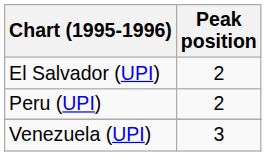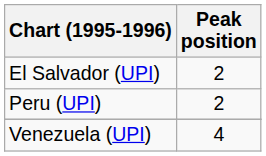(219, 134) 3 -> (219, 134) 4
